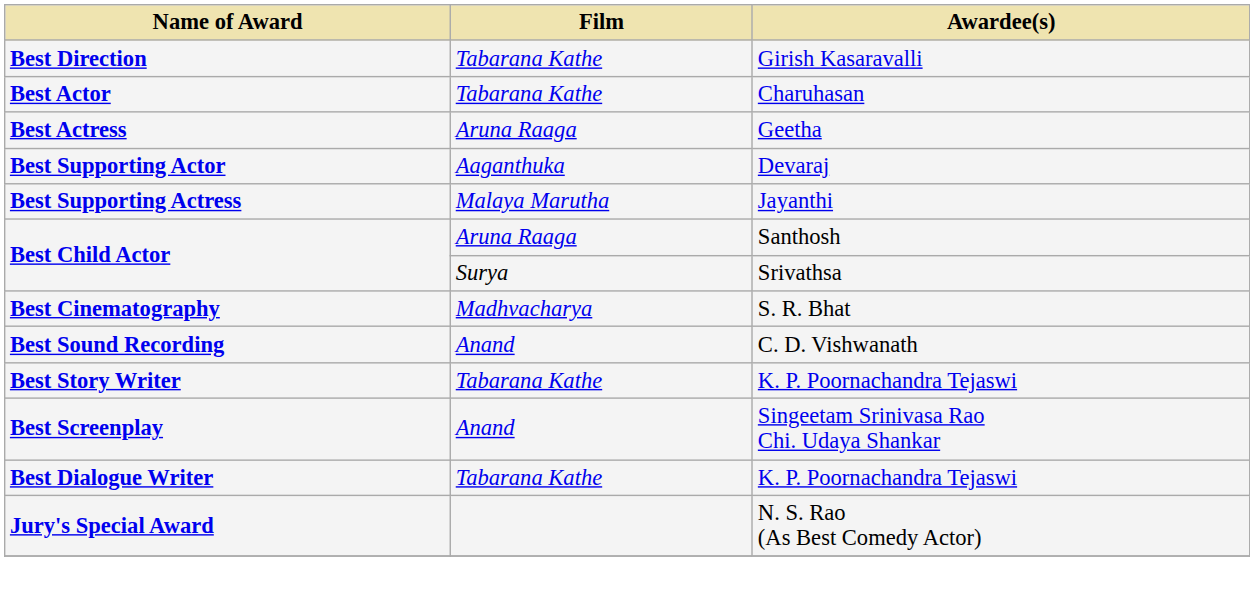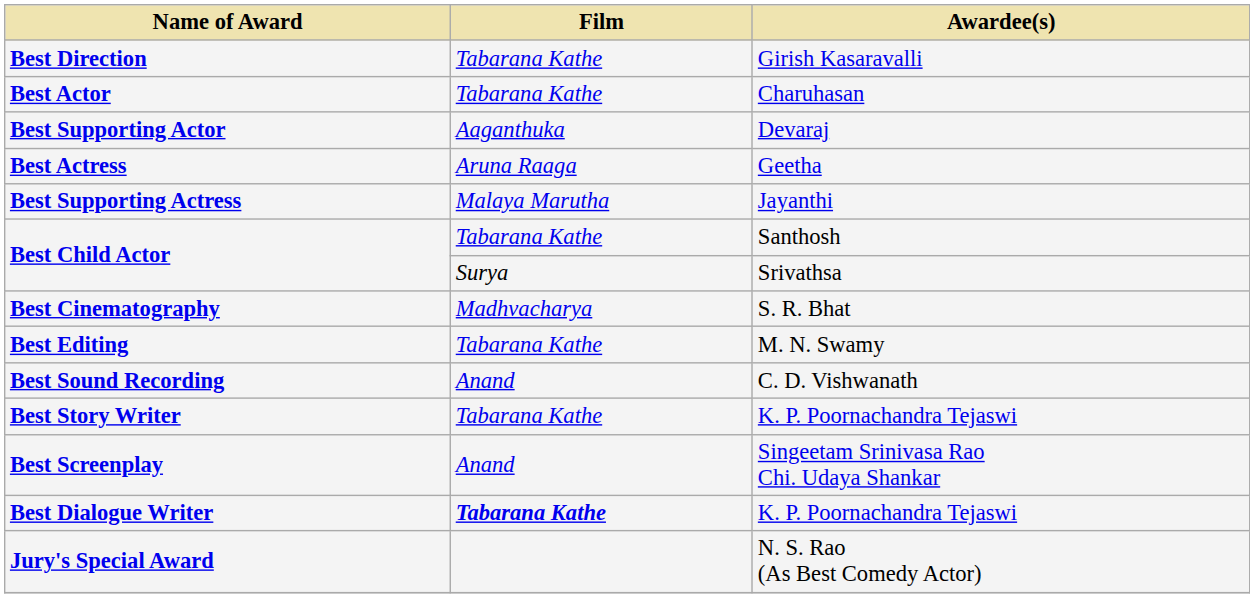rows swapped: (68, 129) <-> (118, 165)
(516, 237) Aruna Raaga -> (529, 237) Tabarana Kathe
+ row: (69, 344)
(529, 477) normal -> (531, 512) bold
